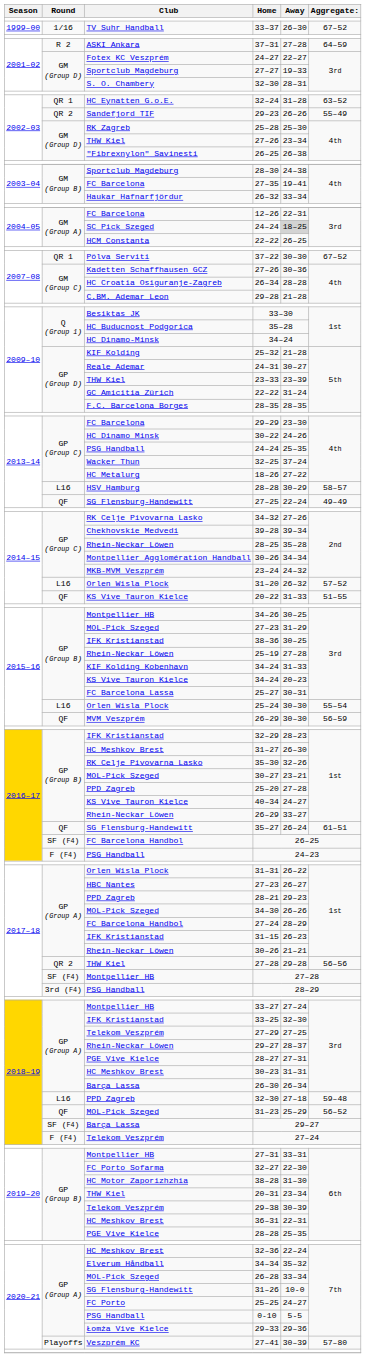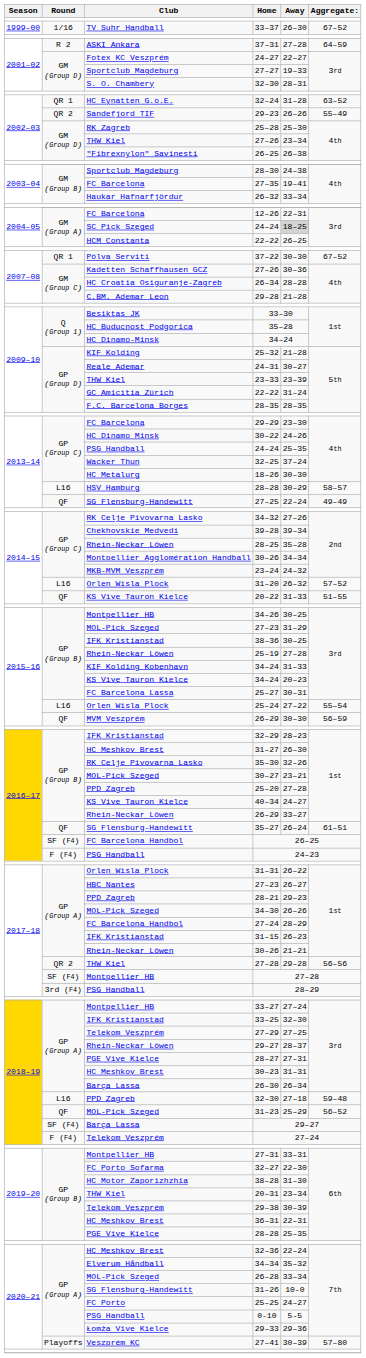(295, 475) 27–22 -> (295, 475) 30–30
(295, 706) 30–30 -> (295, 706) 27–22
